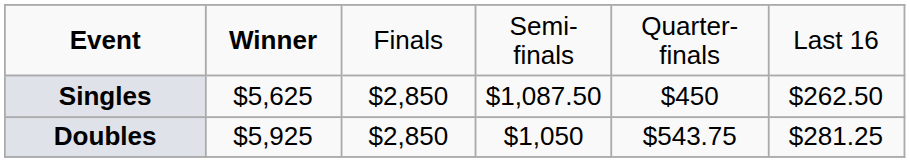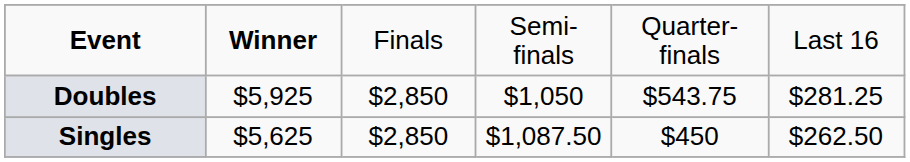rows swapped: (105, 96) <-> (105, 137)
